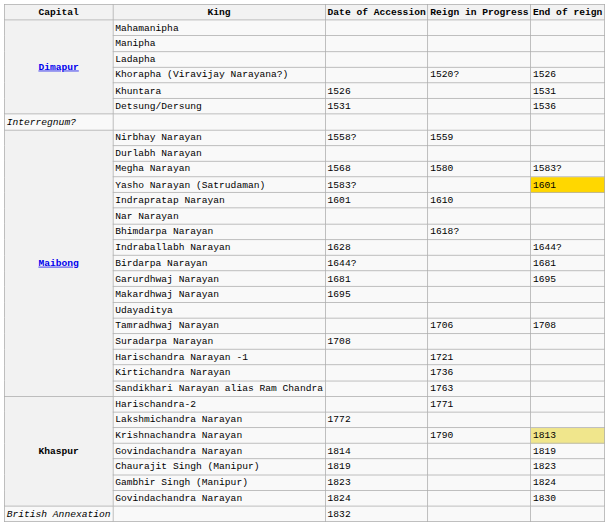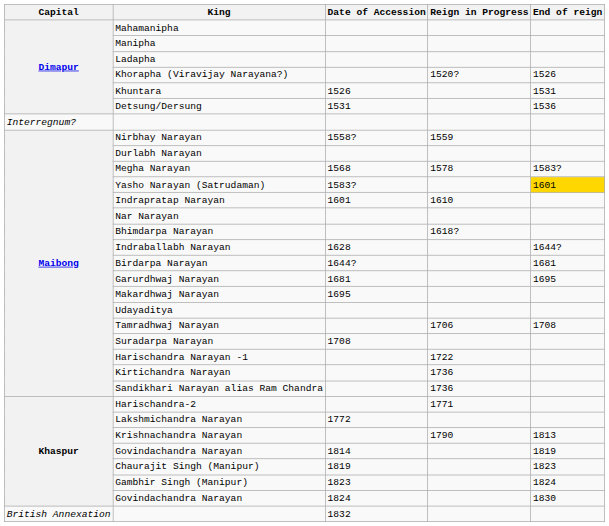(442, 169) 1580 -> (442, 169) 1578
(442, 357) 1721 -> (442, 357) 1722
(442, 388) 1763 -> (442, 388) 1736
(545, 436) khaki background -> (545, 436) no background
